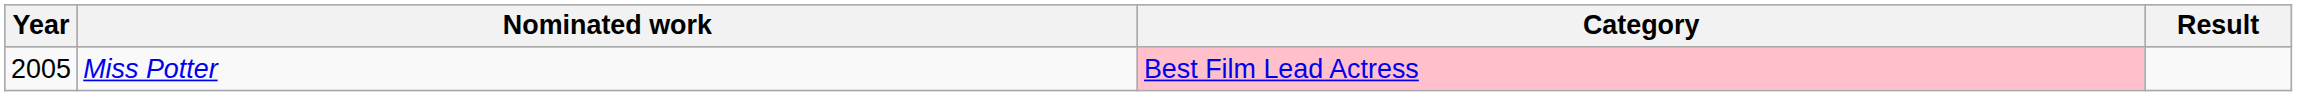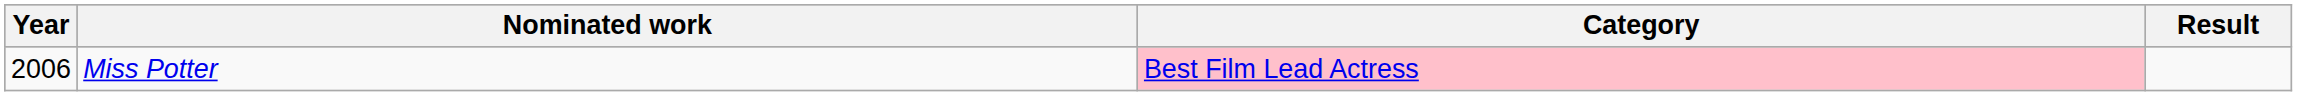(41, 68) 2005 -> (41, 68) 2006
